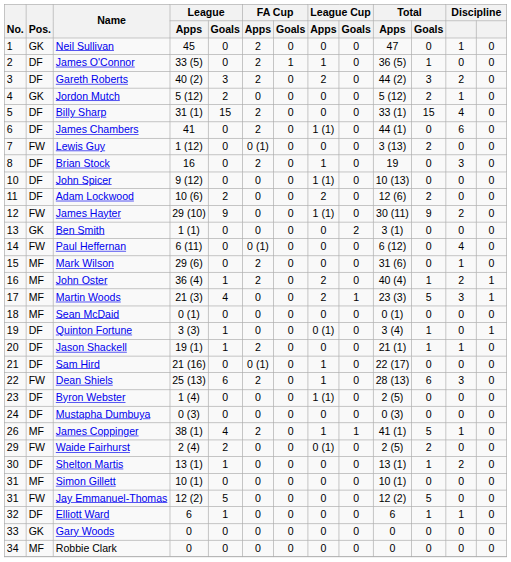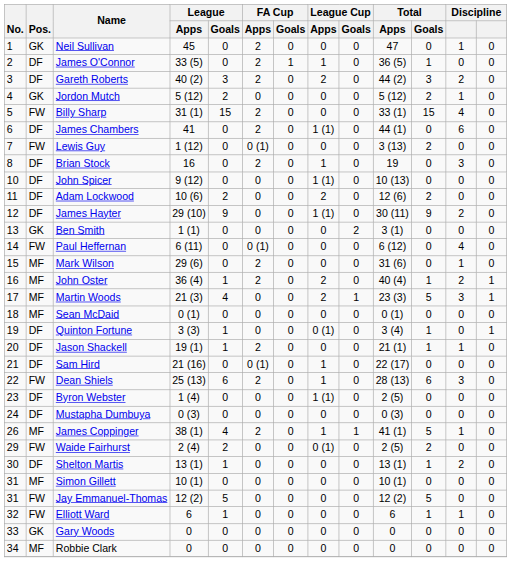(36, 113) DF -> (37, 113) FW
(37, 213) FW -> (36, 213) DF
(36, 515) DF -> (37, 515) FW
